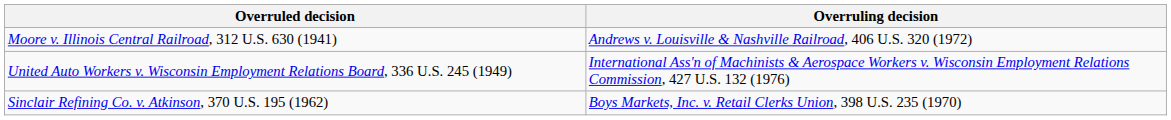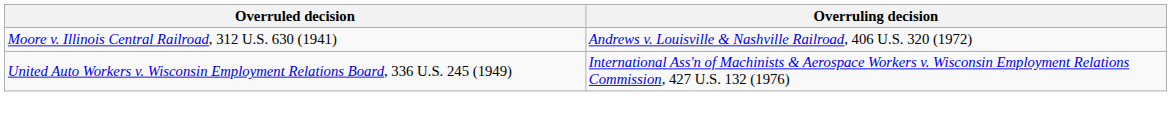- row: (168, 102)
